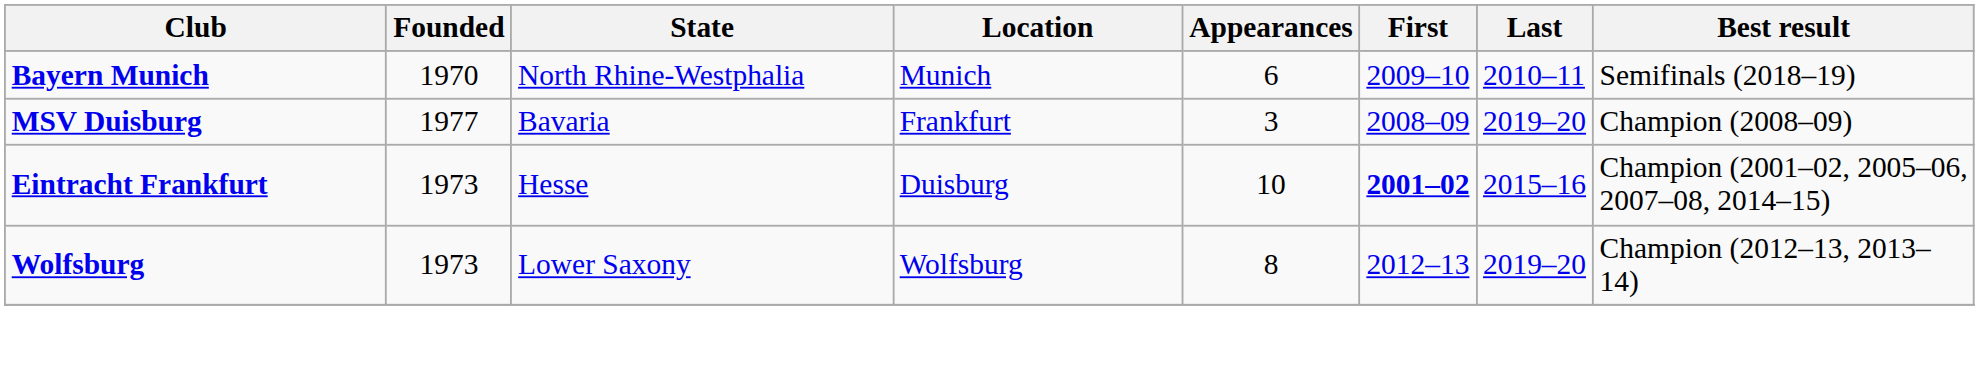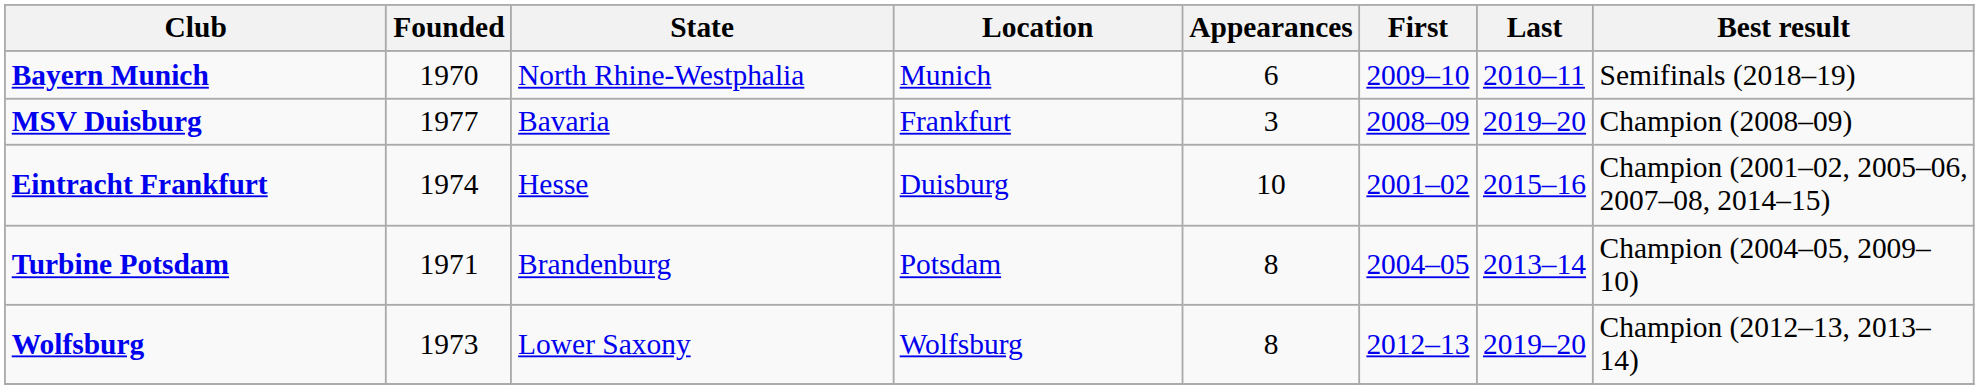(449, 184) 1973 -> (449, 184) 1974
(1418, 184) bold -> (1418, 184) normal
+ row: (120, 264)
